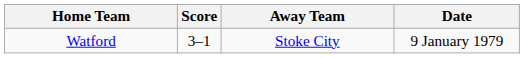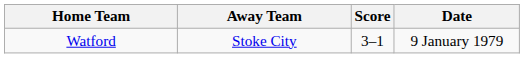columns swapped: (199, 16) <-> (307, 16)
